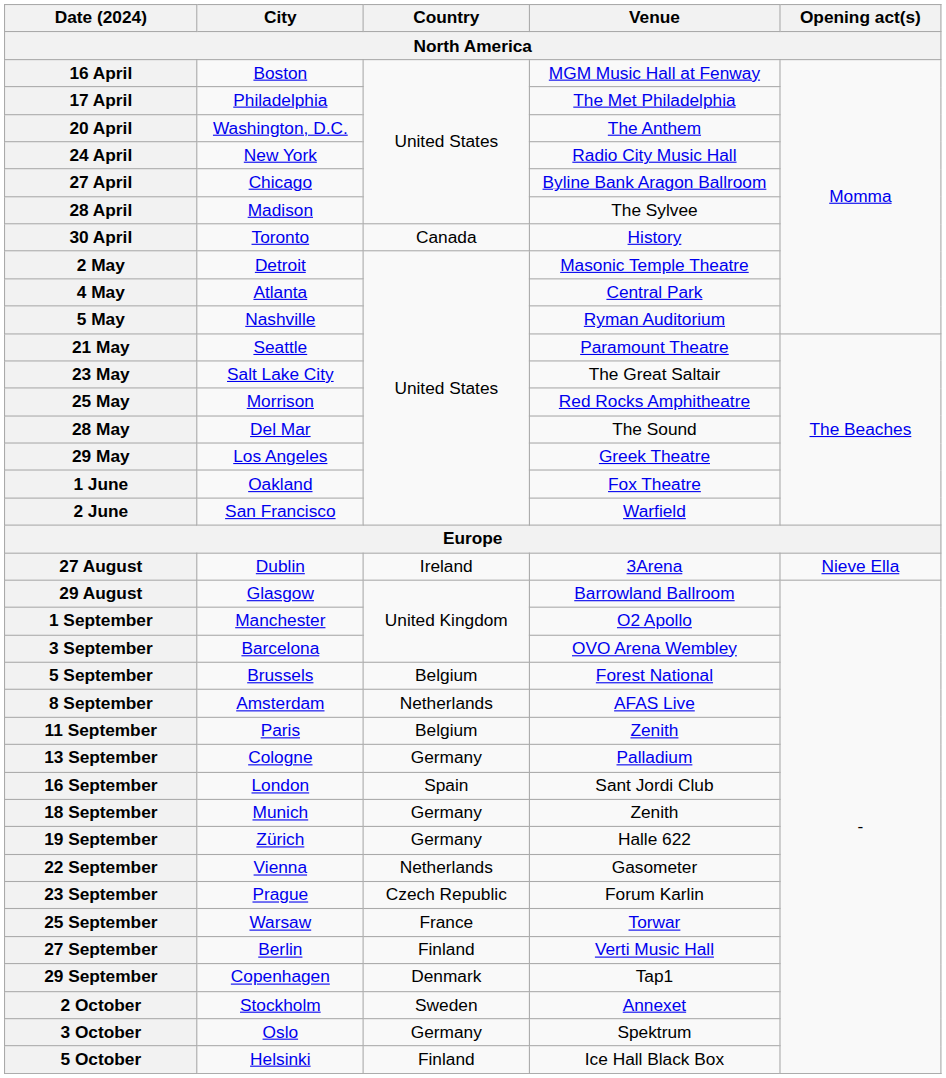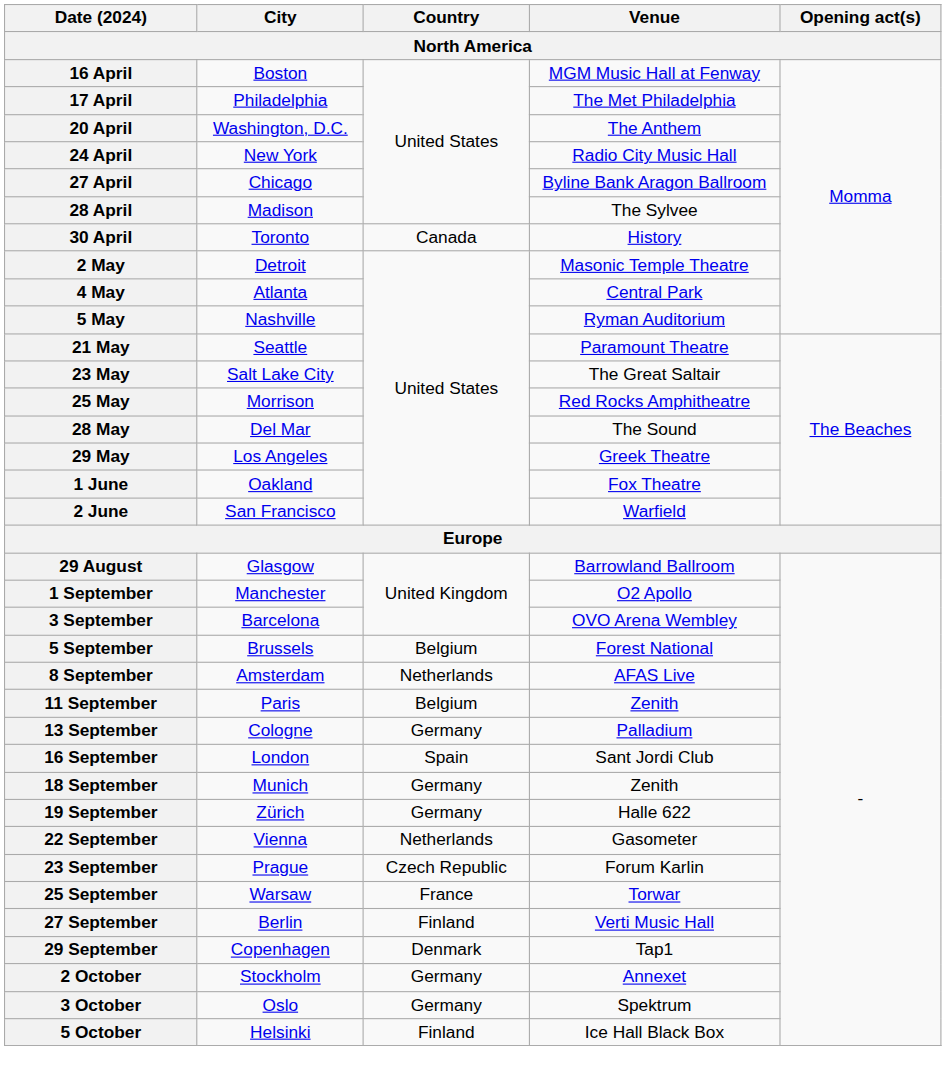- row: (101, 566)
(446, 1004) Sweden -> (446, 977) Germany
